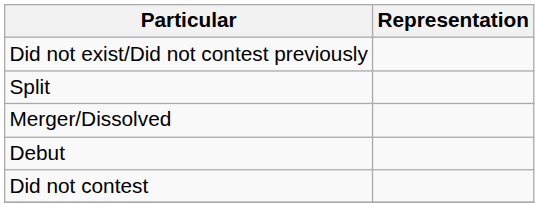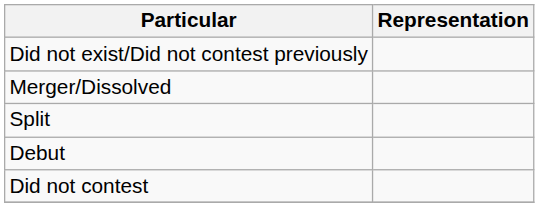rows swapped: (90, 119) <-> (30, 86)
